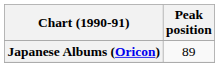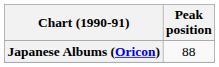(189, 51) 89 -> (189, 51) 88
